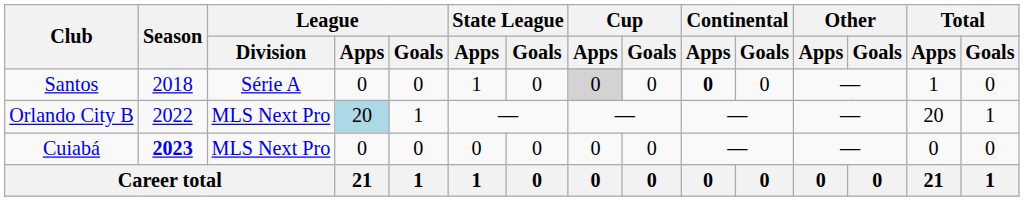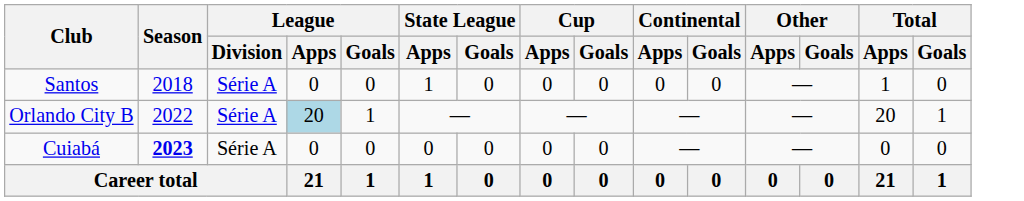(595, 84) lightgrey background -> (547, 84) no background
(708, 84) bold -> (660, 84) normal
(271, 116) MLS Next Pro -> (247, 116) Série A
(271, 148) MLS Next Pro -> (247, 148) Série A
